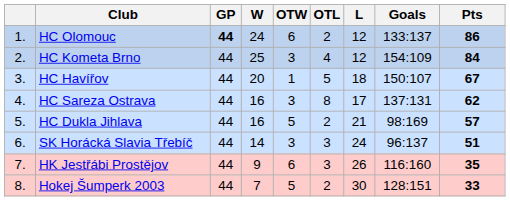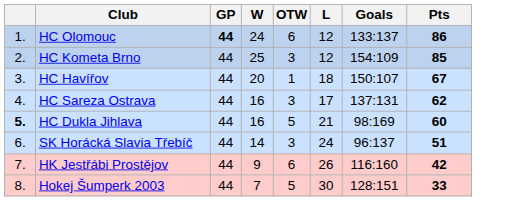- column: (327, 15)
(472, 57) 84 -> (439, 57) 85
(20, 121) normal -> (20, 121) bold
(472, 121) 57 -> (439, 121) 60
(472, 164) 35 -> (439, 164) 42
